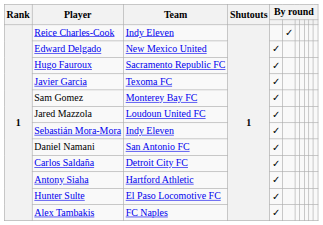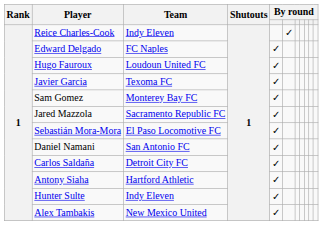(166, 49) New Mexico United -> (147, 49) FC Naples
(176, 65) Sacramento Republic FC -> (166, 65) Loudoun United FC
(166, 114) Loudoun United FC -> (176, 114) Sacramento Republic FC
(150, 131) Indy Eleven -> (173, 131) El Paso Locomotive FC
(173, 196) El Paso Locomotive FC -> (150, 196) Indy Eleven
(147, 212) FC Naples -> (166, 212) New Mexico United
